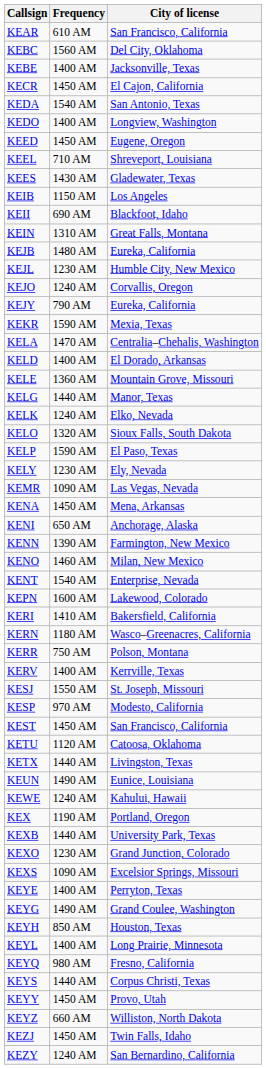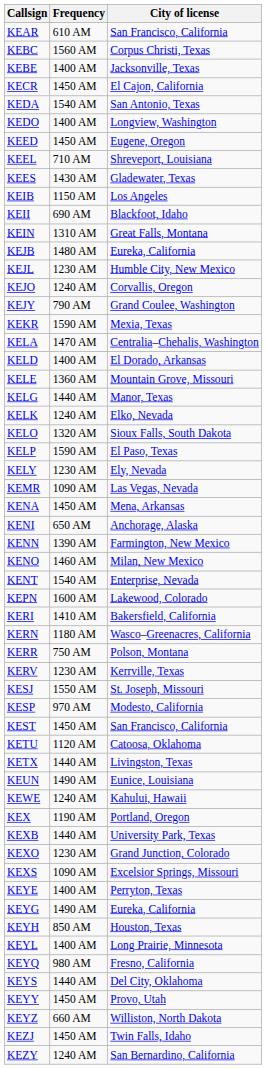(156, 50) Del City, Oklahoma -> (160, 50) Corpus Christi, Texas
(153, 305) Eureka, California -> (173, 305) Grand Coulee, Washington
(75, 671) 1400 AM -> (75, 671) 1230 AM
(173, 908) Grand Coulee, Washington -> (153, 908) Eureka, California
(160, 981) Corpus Christi, Texas -> (156, 981) Del City, Oklahoma
